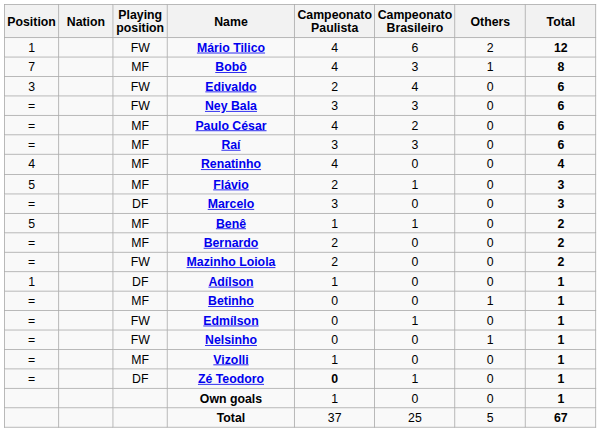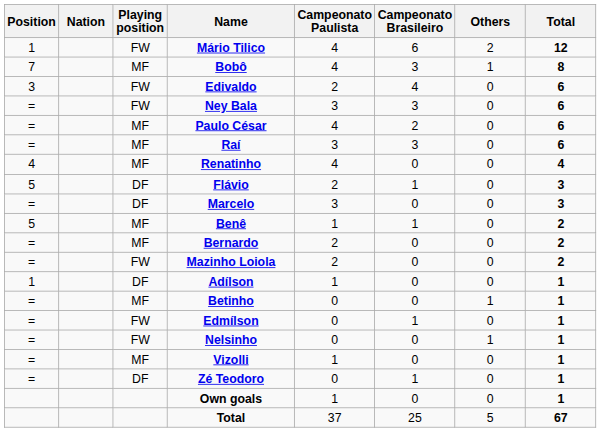(140, 184) MF -> (140, 184) DF
(335, 379) bold -> (335, 379) normal
